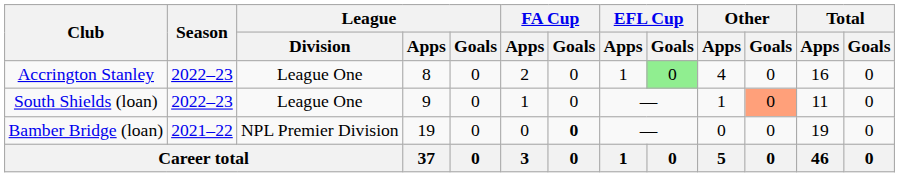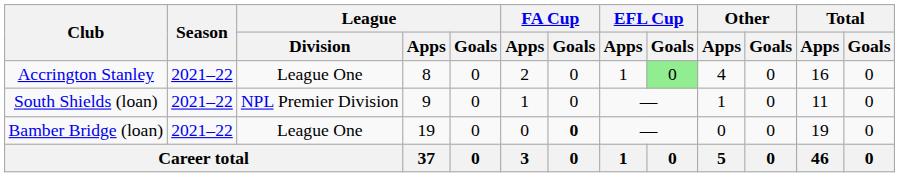(202, 74) 2022–23 -> (202, 74) 2021–22
(202, 102) 2022–23 -> (202, 102) 2021–22
(320, 102) League One -> (320, 102) NPL Premier Division
(771, 102) lightsalmon background -> (771, 102) no background
(320, 130) NPL Premier Division -> (320, 130) League One
